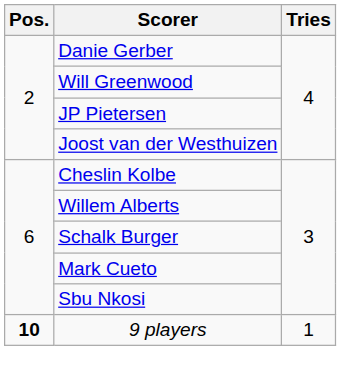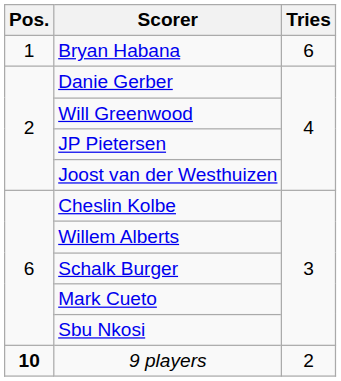+ row: (119, 50)
(309, 329) 1 -> (309, 360) 2
